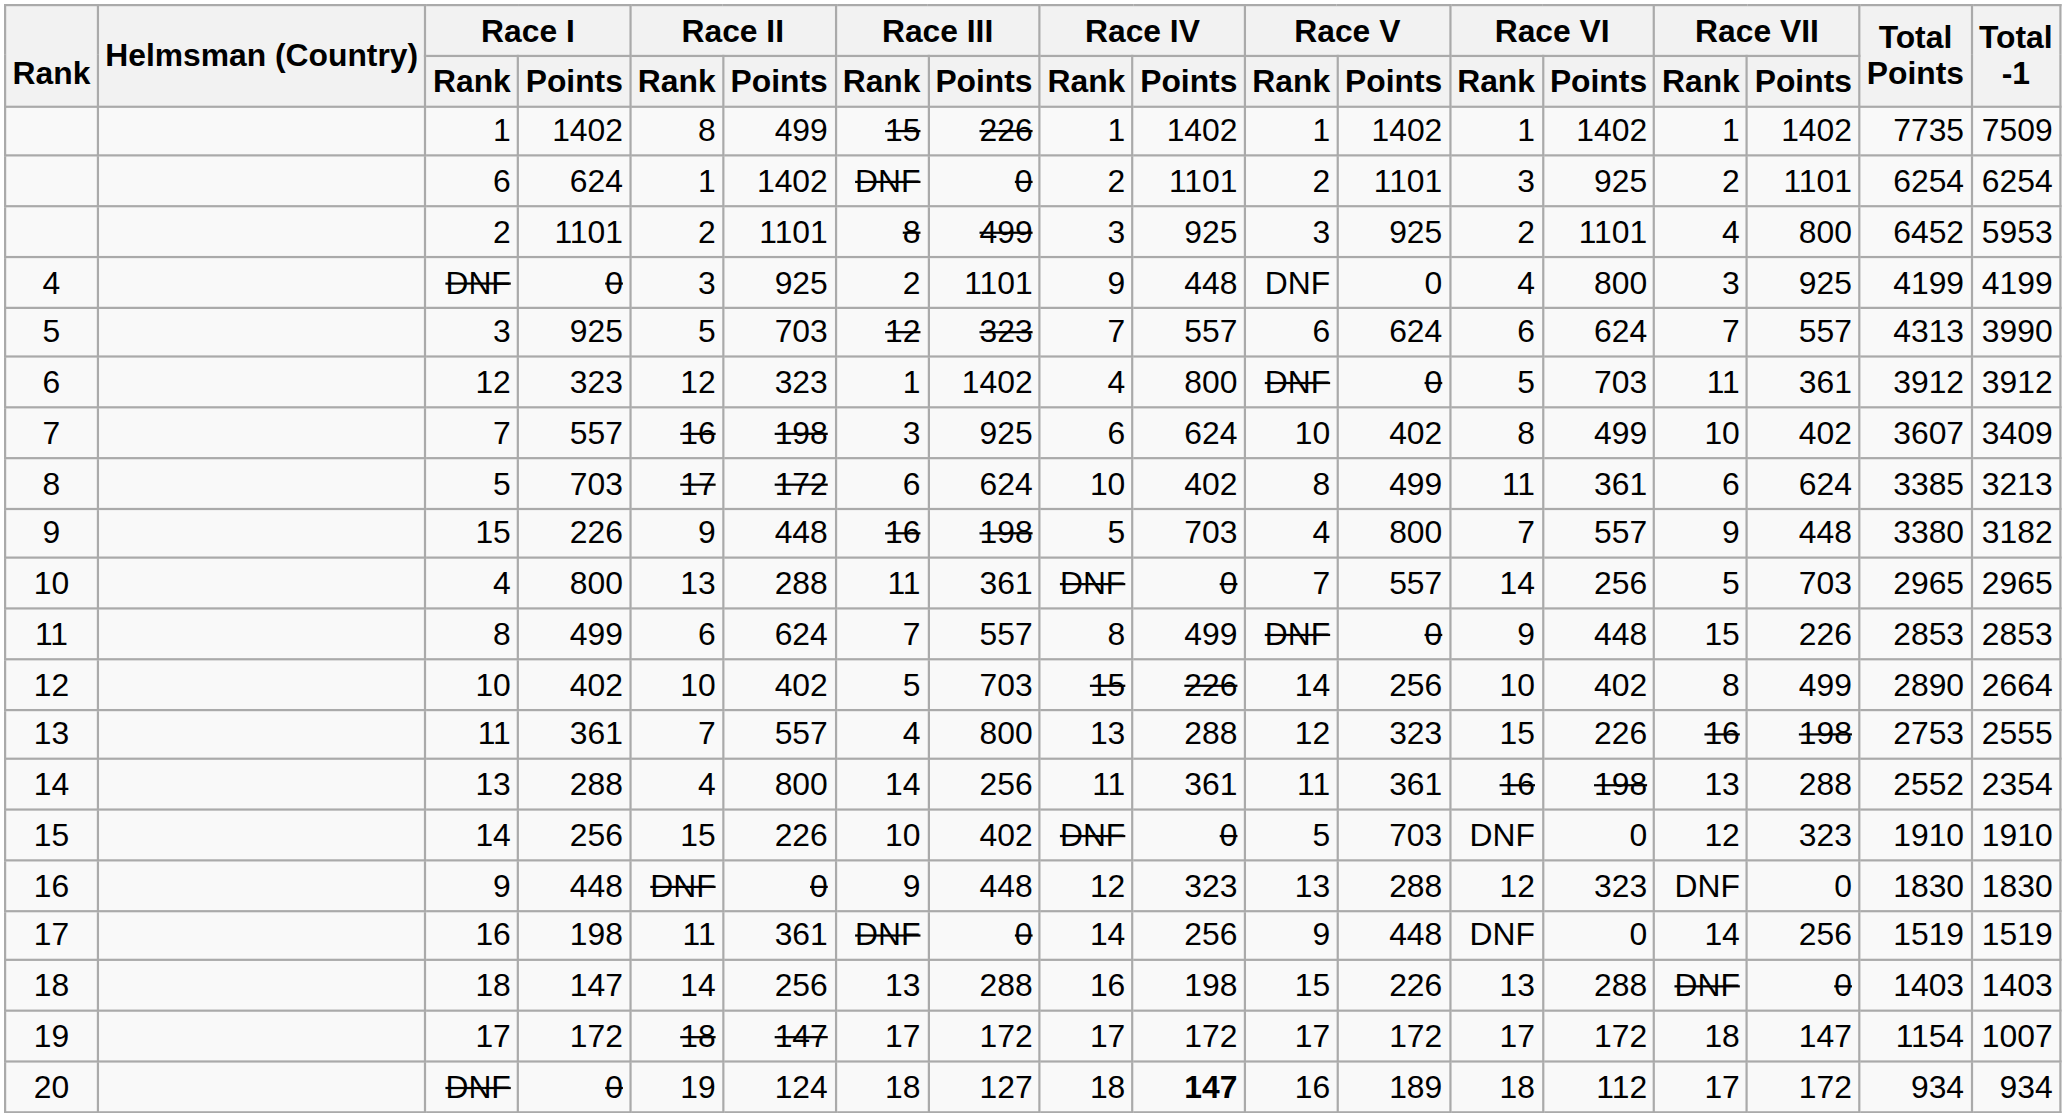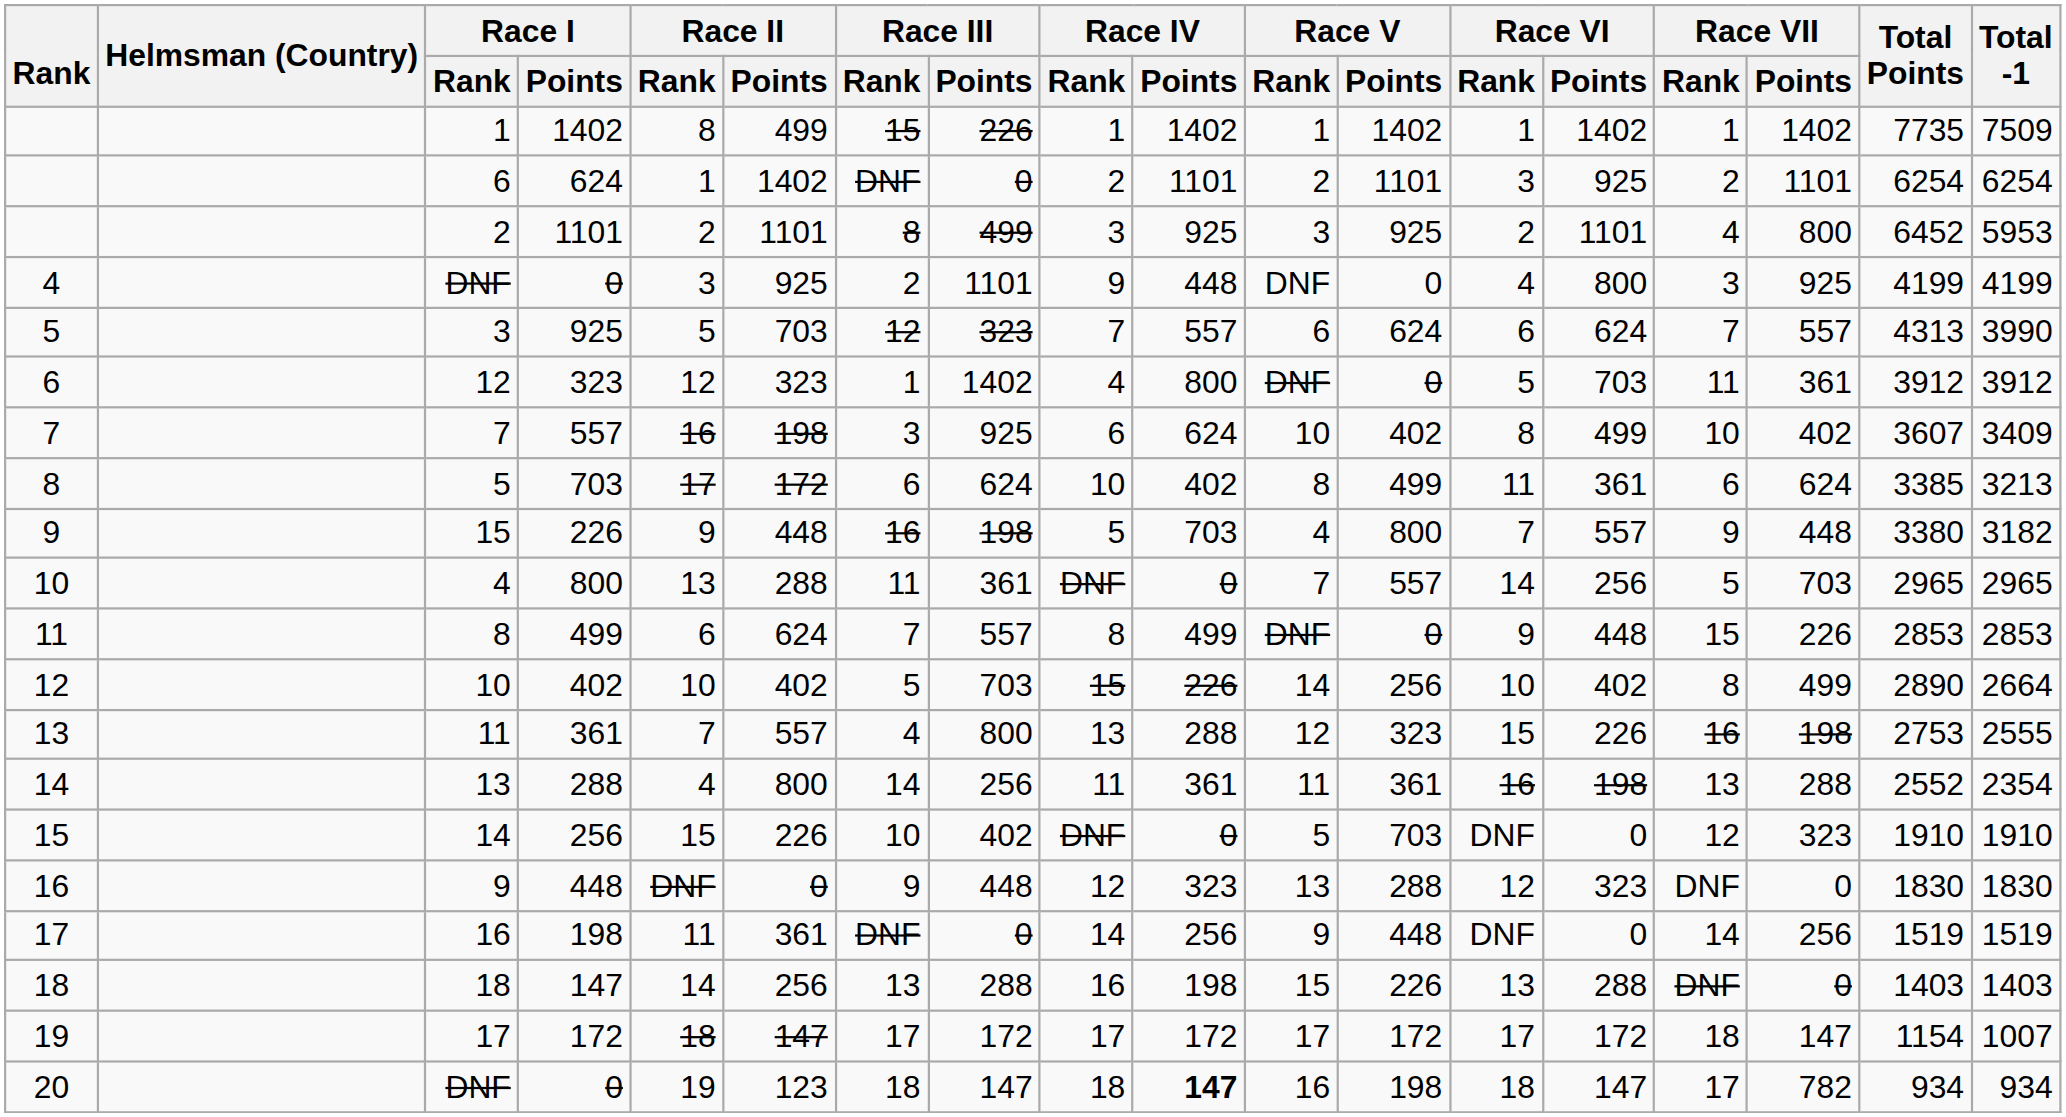(801, 1086) 124 -> (801, 1086) 123
(1006, 1086) 127 -> (1006, 1086) 147
(1416, 1086) 189 -> (1416, 1086) 198
(1622, 1086) 112 -> (1621, 1086) 147
(1825, 1086) 172 -> (1825, 1086) 782
